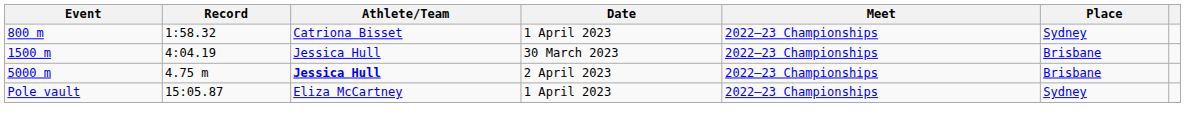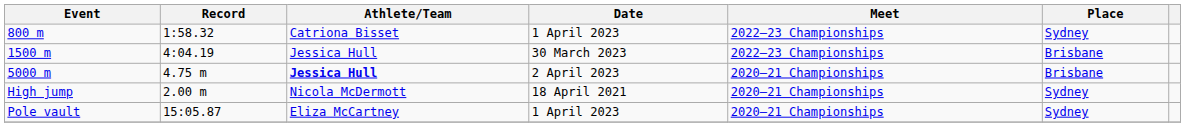(802, 73) 2022–23 Championships -> (807, 73) 2020–21 Championships
+ row: (40, 93)
(802, 93) 2022–23 Championships -> (807, 112) 2020–21 Championships
